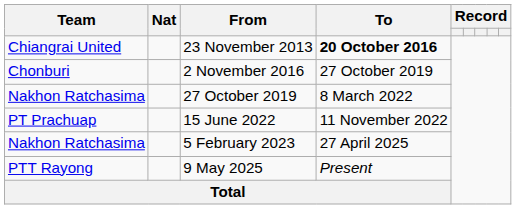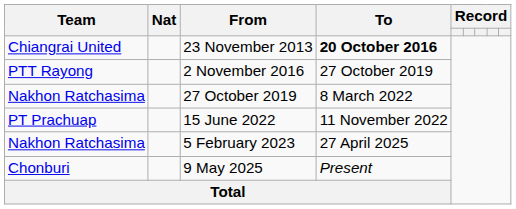(39, 71) Chonburi -> (51, 71) PTT Rayong
(51, 168) PTT Rayong -> (39, 168) Chonburi
